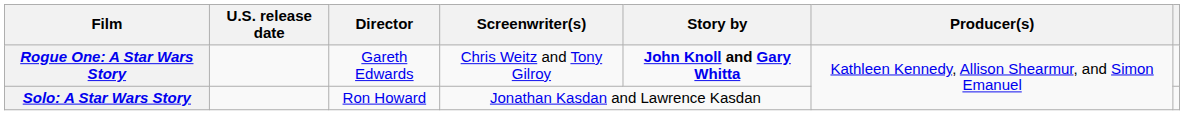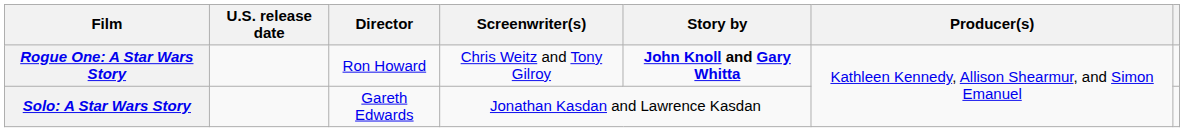(384, 65) Gareth Edwards -> (384, 65) Ron Howard
(384, 97) Ron Howard -> (384, 106) Gareth Edwards
